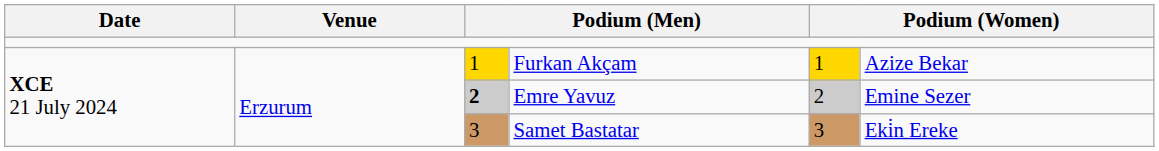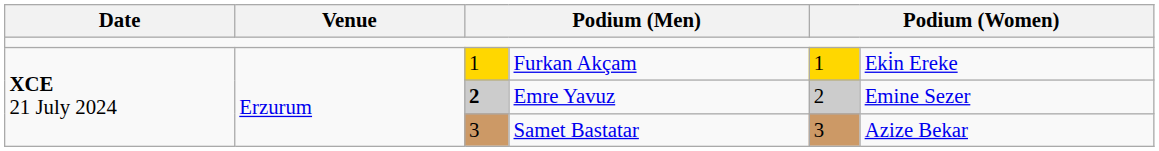(916, 63) Azize Bekar -> (911, 63) Eki̇n Ereke
(911, 129) Eki̇n Ereke -> (916, 129) Azize Bekar
